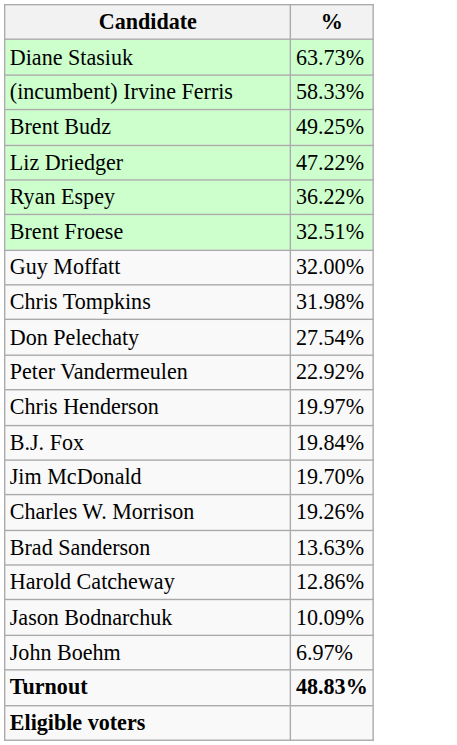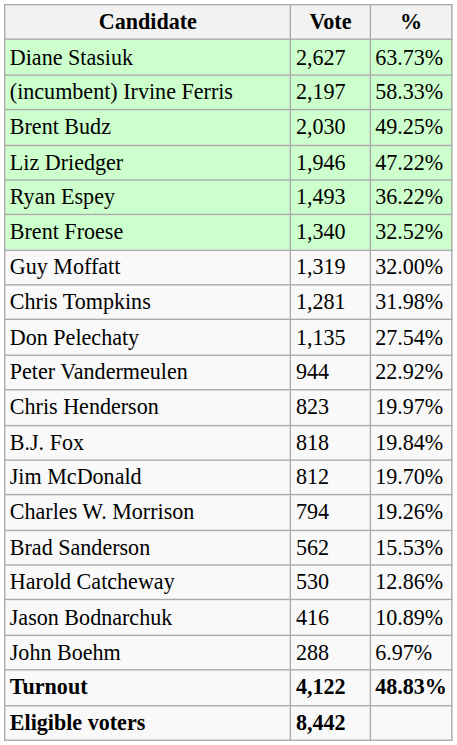+ column: (330, 22)
(330, 232) 32.51% -> (409, 232) 32.52%
(330, 547) 13.63% -> (409, 547) 15.53%
(330, 617) 10.09% -> (409, 617) 10.89%
